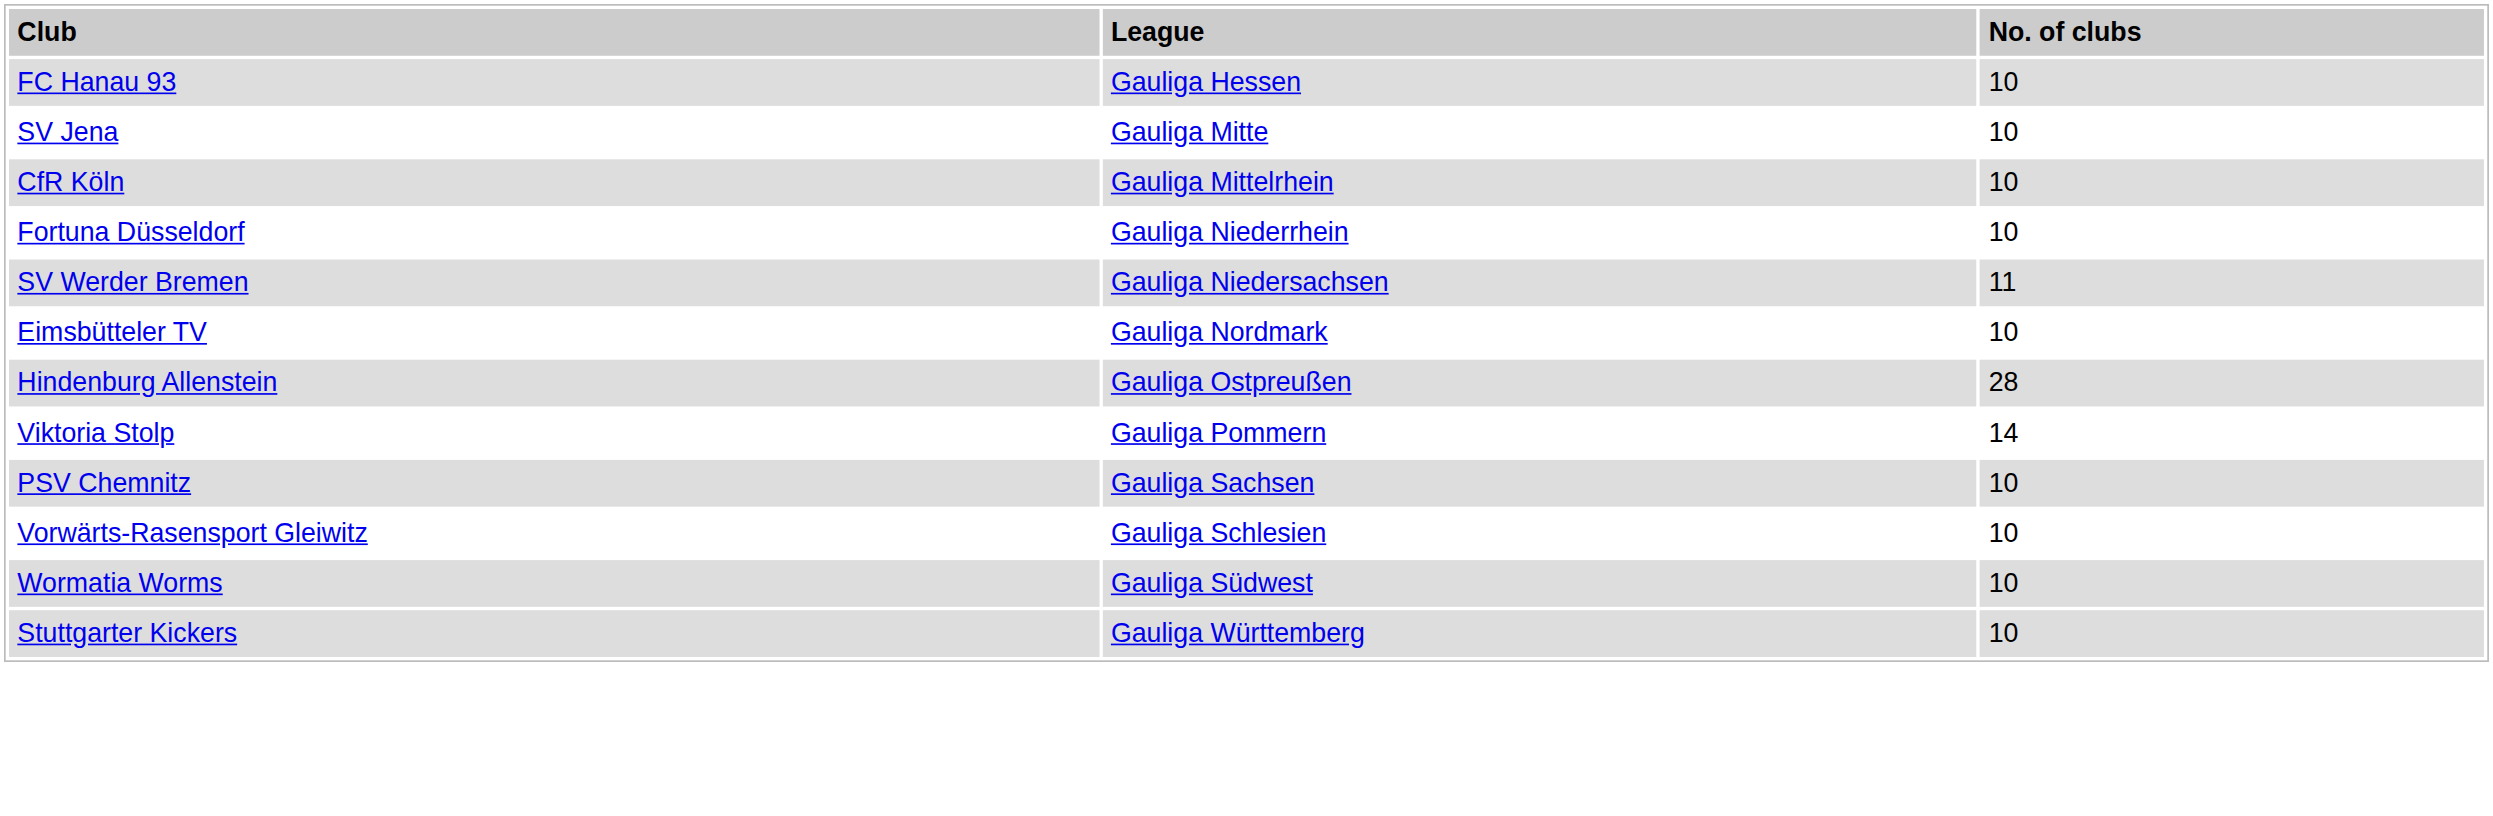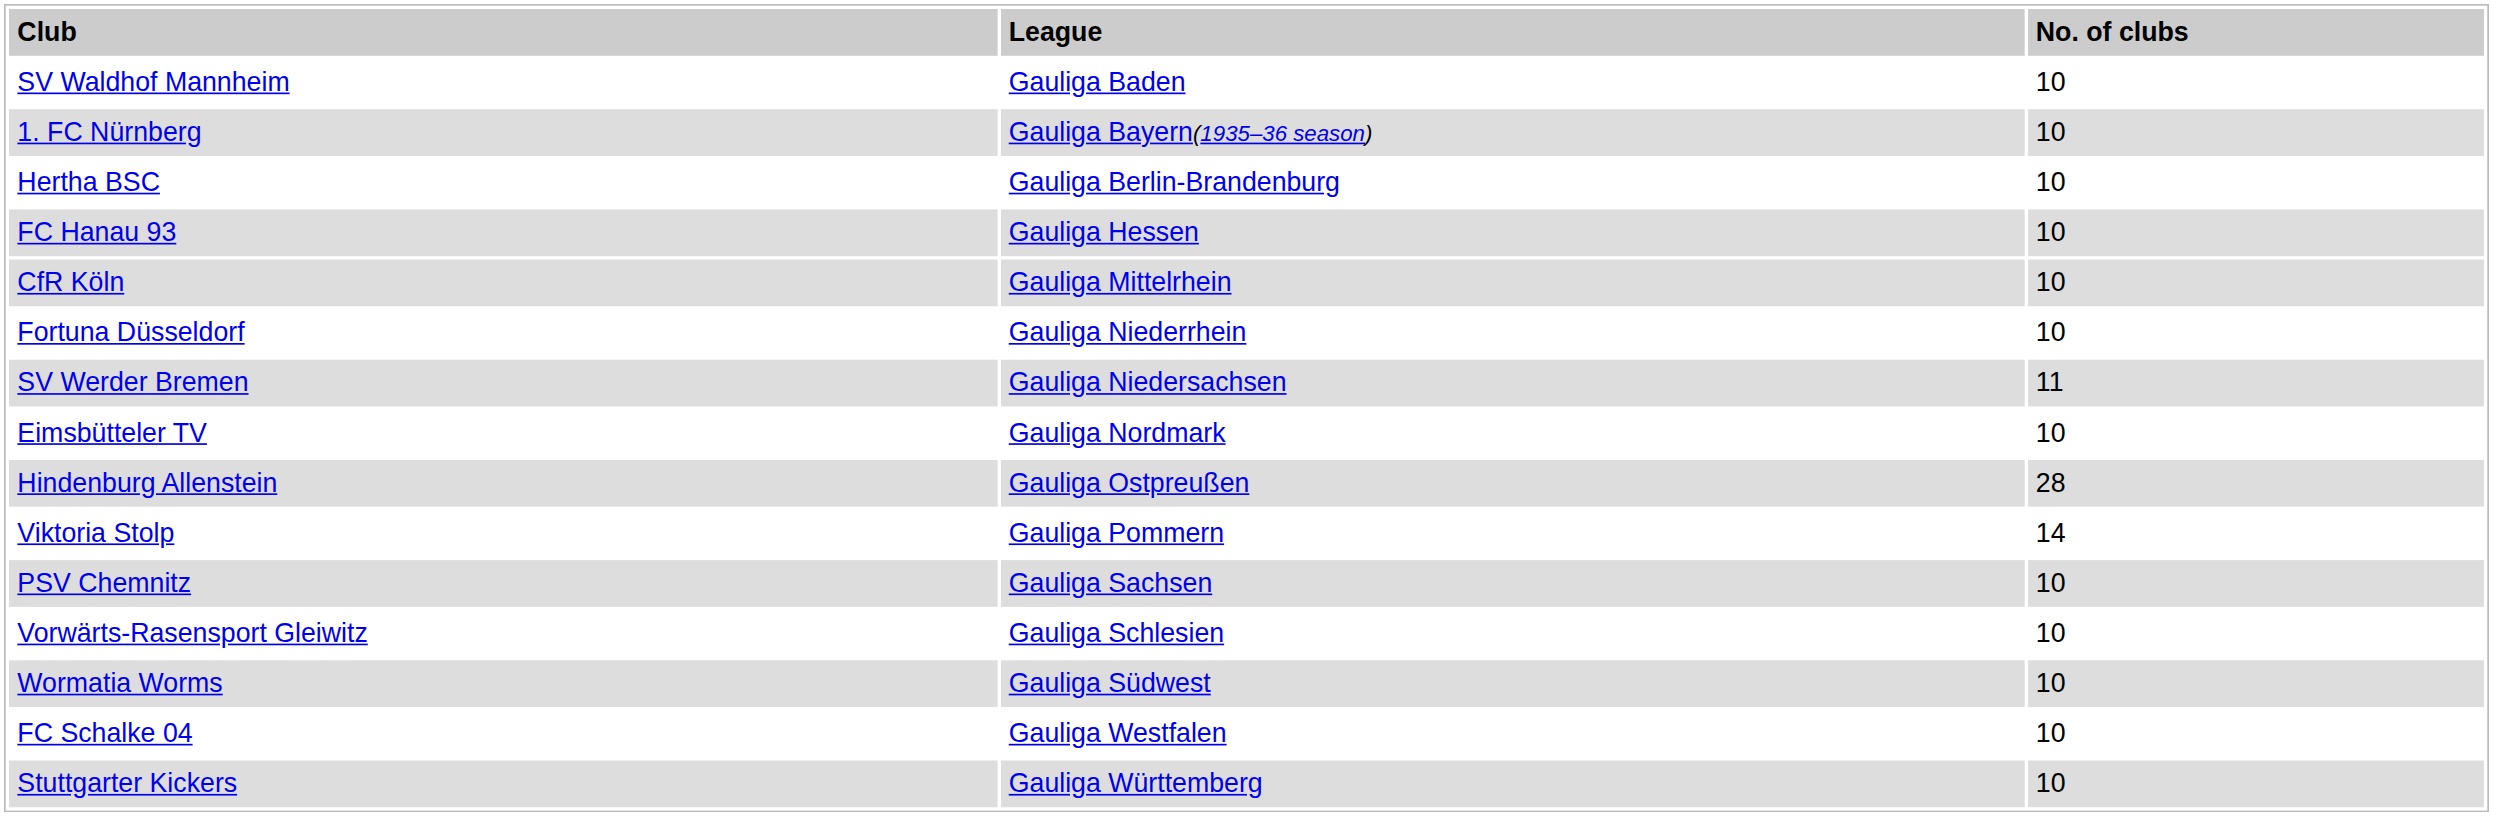+ row: (154, 82)
+ row: (109, 132)
+ row: (89, 182)
- row: (68, 132)
+ row: (105, 733)
